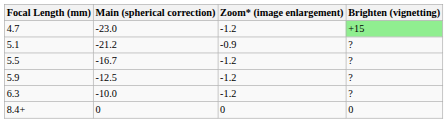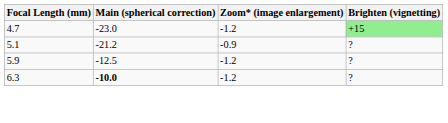- row: (13, 61)
(106, 93) normal -> (106, 77) bold
- row: (16, 110)
